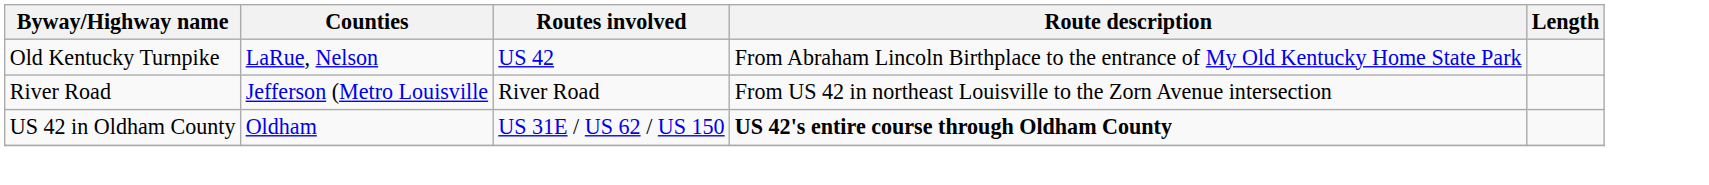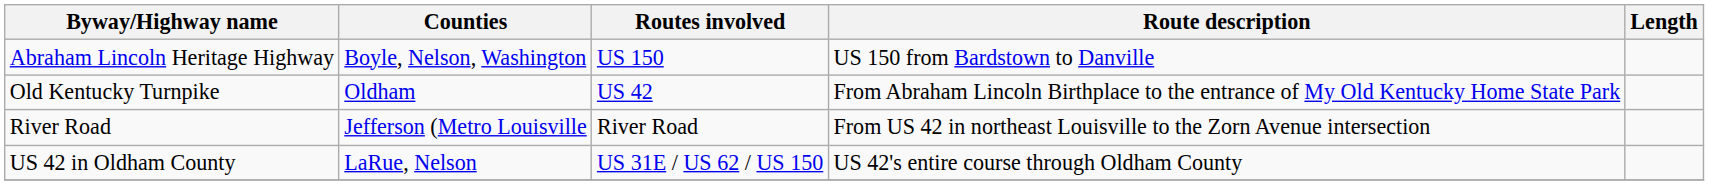+ row: (172, 57)
(312, 57) LaRue, Nelson -> (380, 92) Oldham
(281, 127) Oldham -> (411, 162) LaRue, Nelson
(953, 127) bold -> (1038, 162) normal
